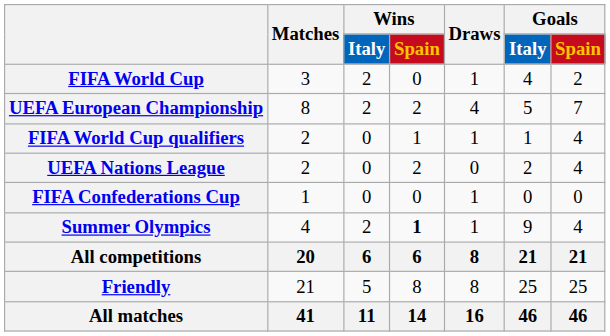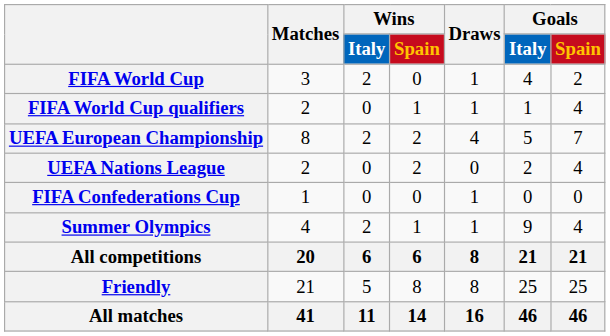rows swapped: (136, 138) <-> (136, 108)
(417, 227) bold -> (417, 227) normal
